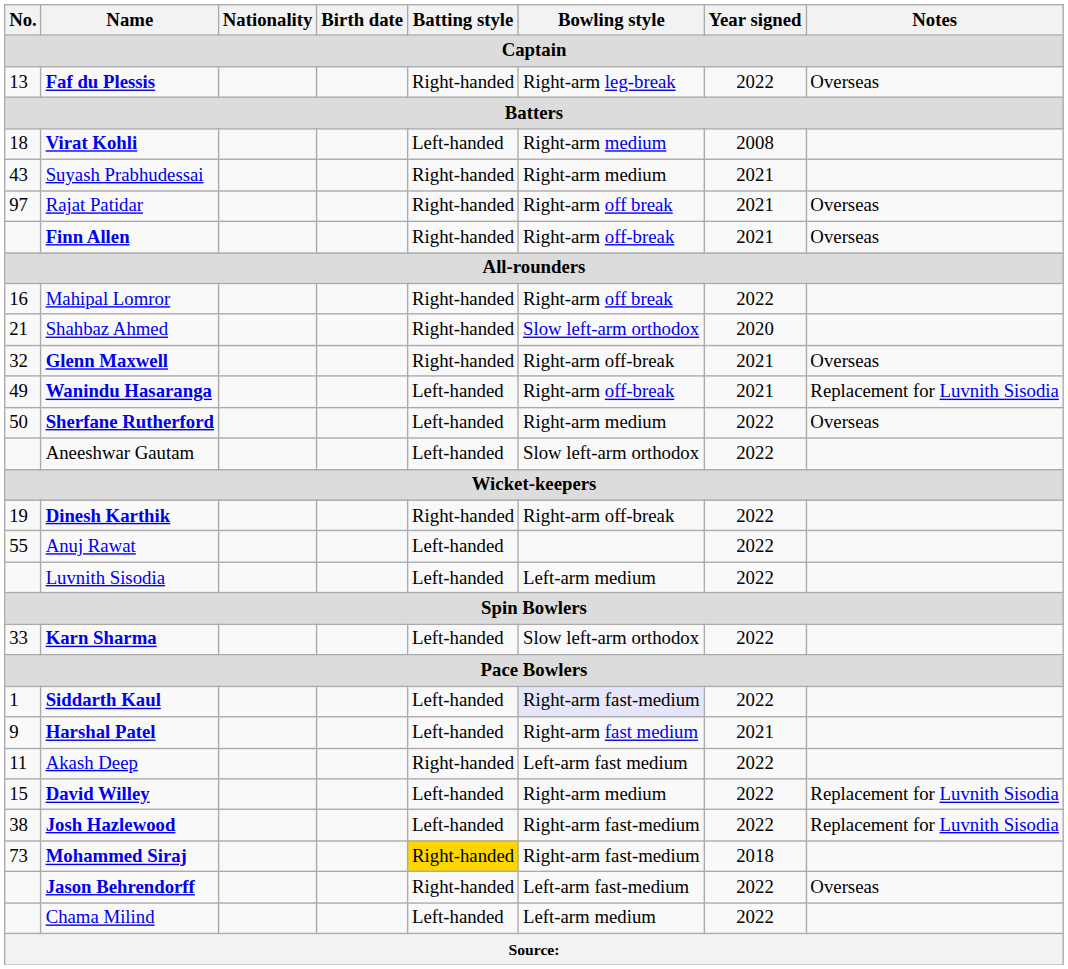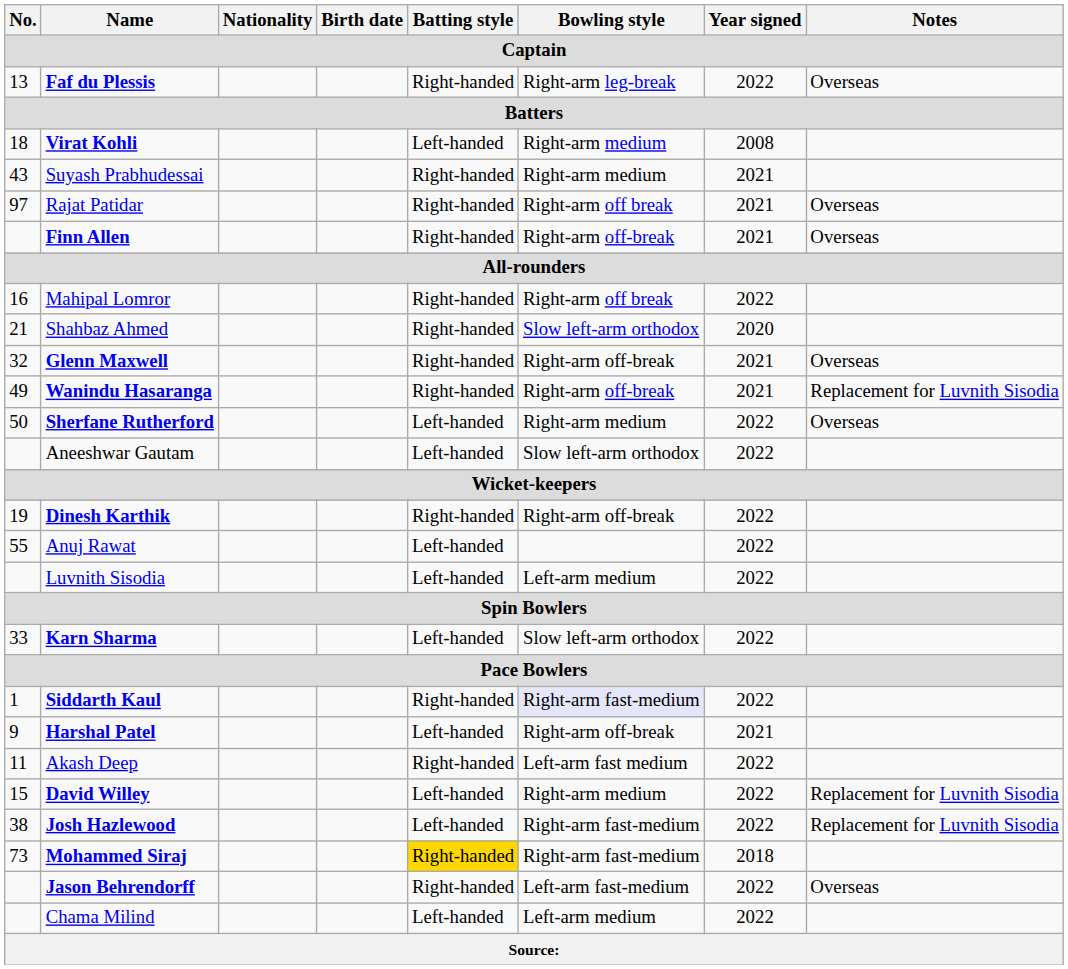(458, 391) Left-handed -> (463, 391) Right-handed
(458, 700) Left-handed -> (463, 700) Right-handed
(611, 731) Right-arm fast medium -> (599, 731) Right-arm off-break
